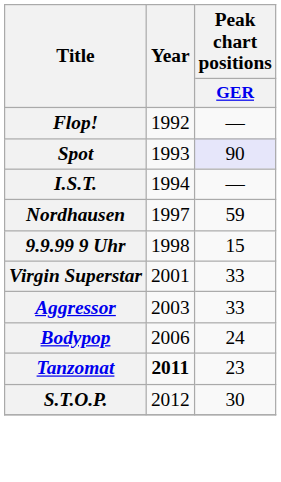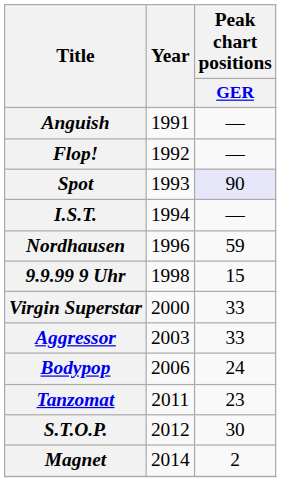+ row: (76, 122)
(170, 214) 1997 -> (170, 245) 1996
(170, 276) 2001 -> (170, 307) 2000
(170, 368) bold -> (170, 399) normal
+ row: (76, 460)
